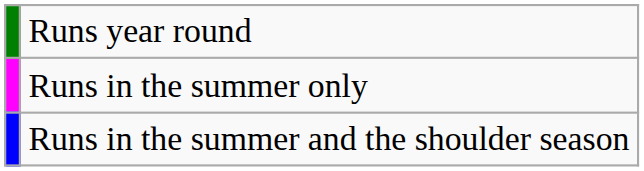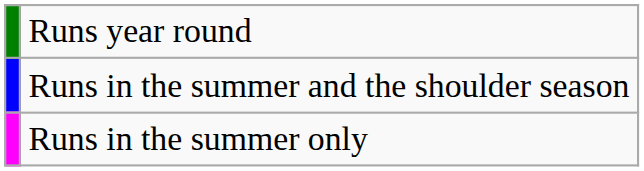rows swapped: (329, 138) <-> (198, 84)
